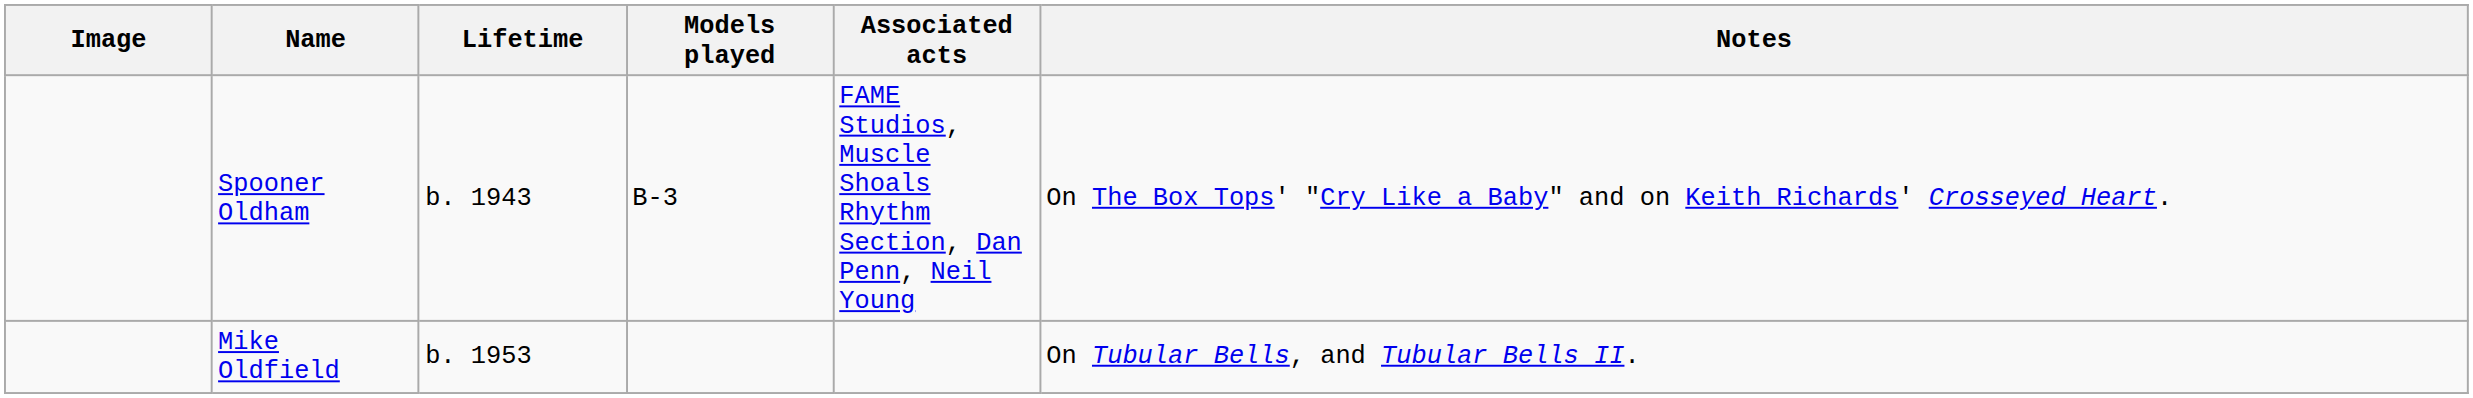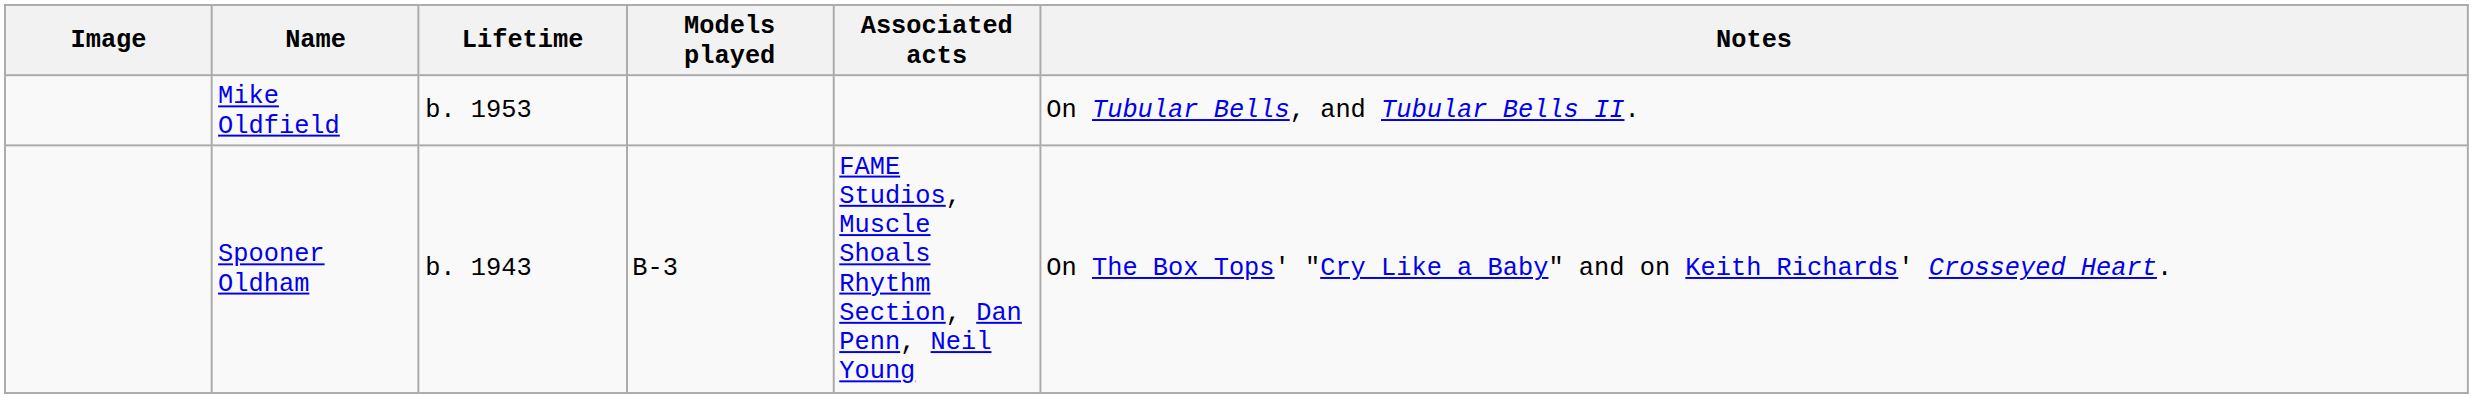rows swapped: (271, 199) <-> (279, 357)
